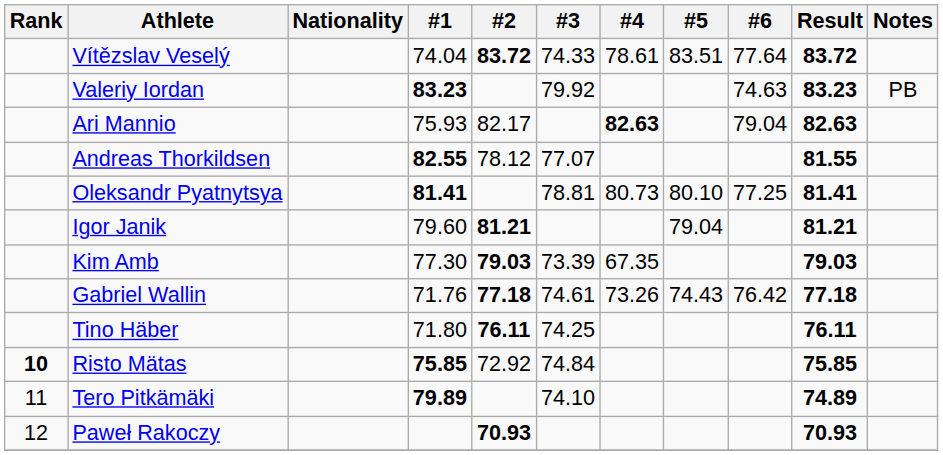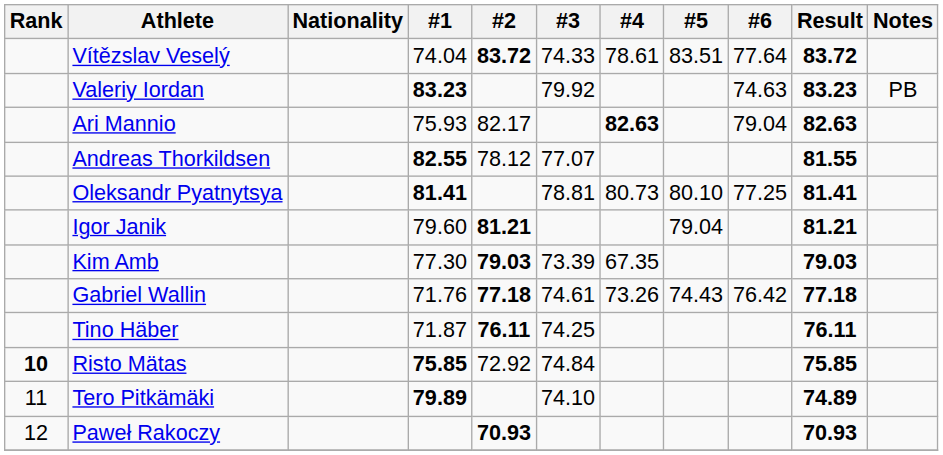(440, 329) 71.80 -> (440, 329) 71.87
